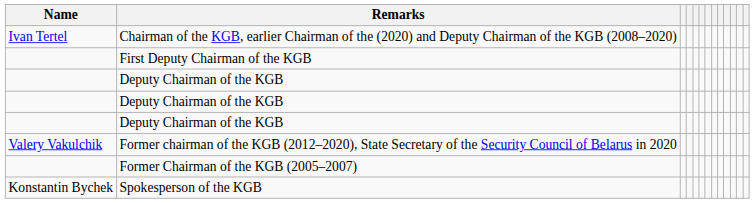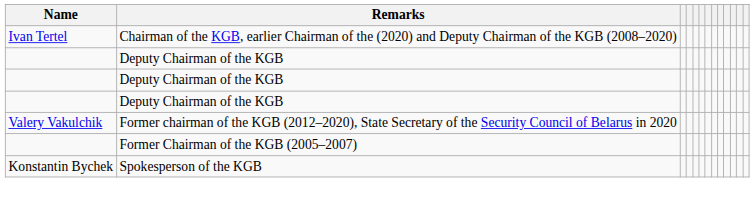- row: (61, 58)
